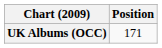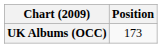(133, 33) 171 -> (133, 33) 173
